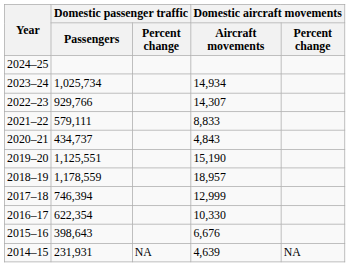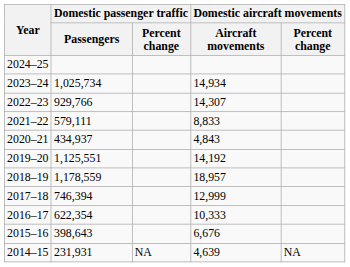(73, 139) 434,737 -> (73, 139) 434,937
(210, 158) 15,190 -> (210, 158) 14,192
(210, 214) 10,330 -> (210, 214) 10,333
